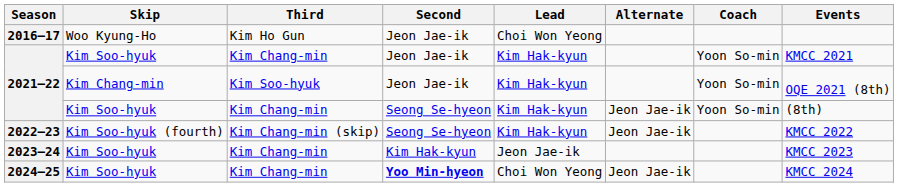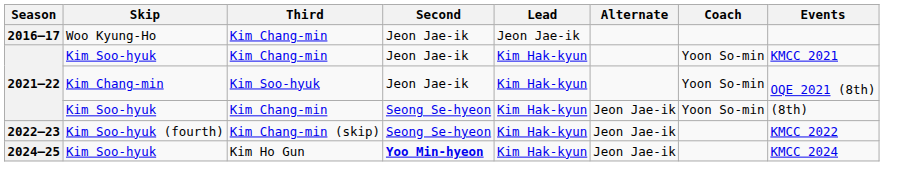(267, 35) Kim Ho Gun -> (279, 35) Kim Chang-min
(550, 35) Choi Won Yeong -> (538, 35) Jeon Jae-ik
- row: (34, 151)
(279, 171) Kim Chang-min -> (267, 151) Kim Ho Gun
(550, 171) Choi Won Yeong -> (542, 151) Kim Hak-kyun
